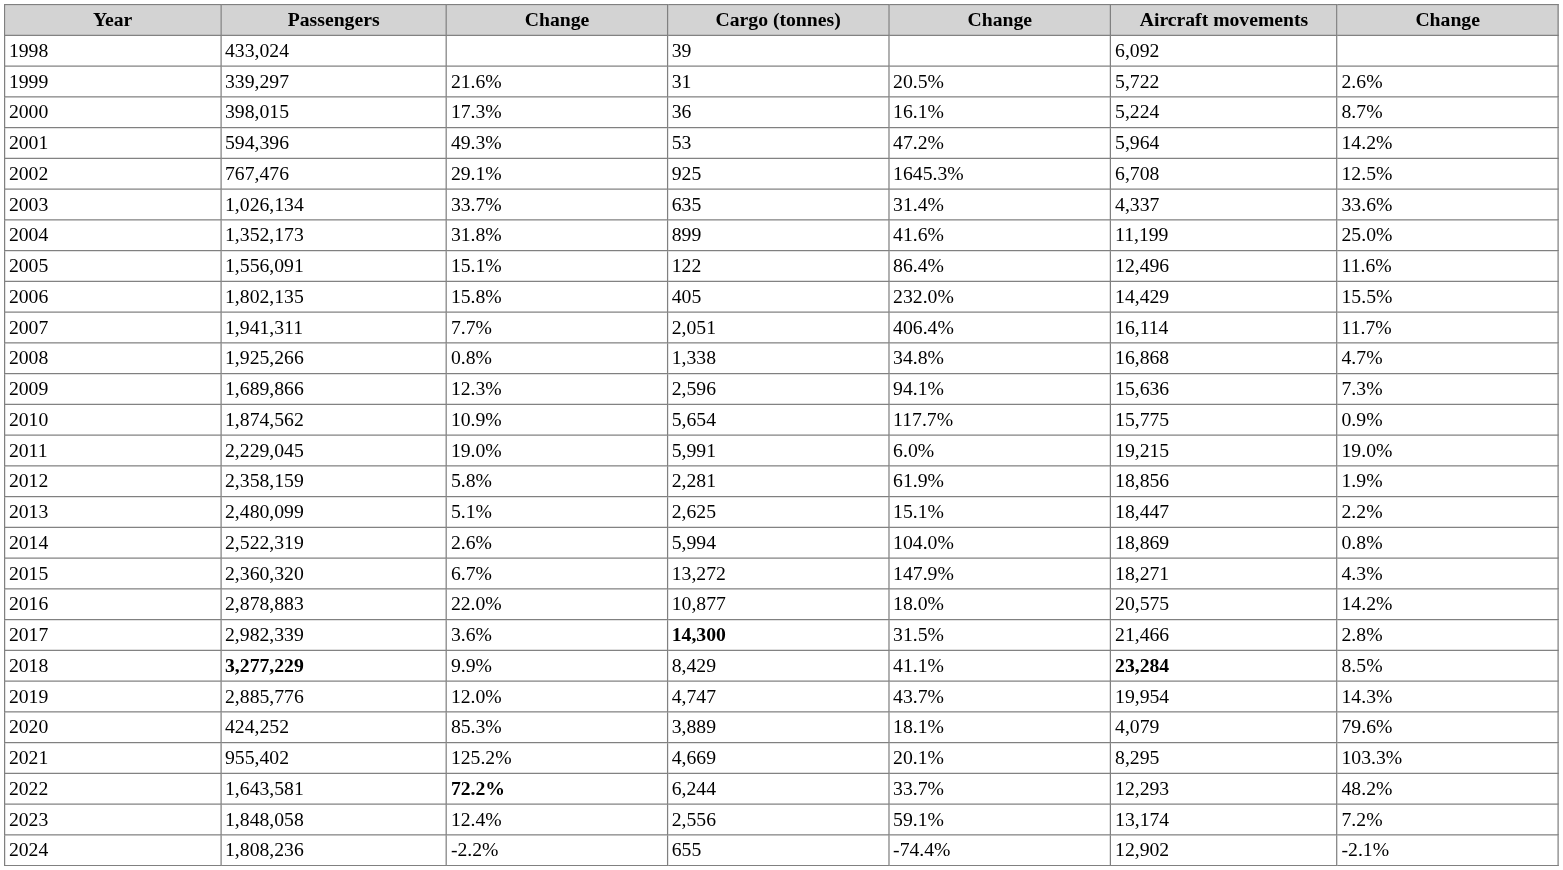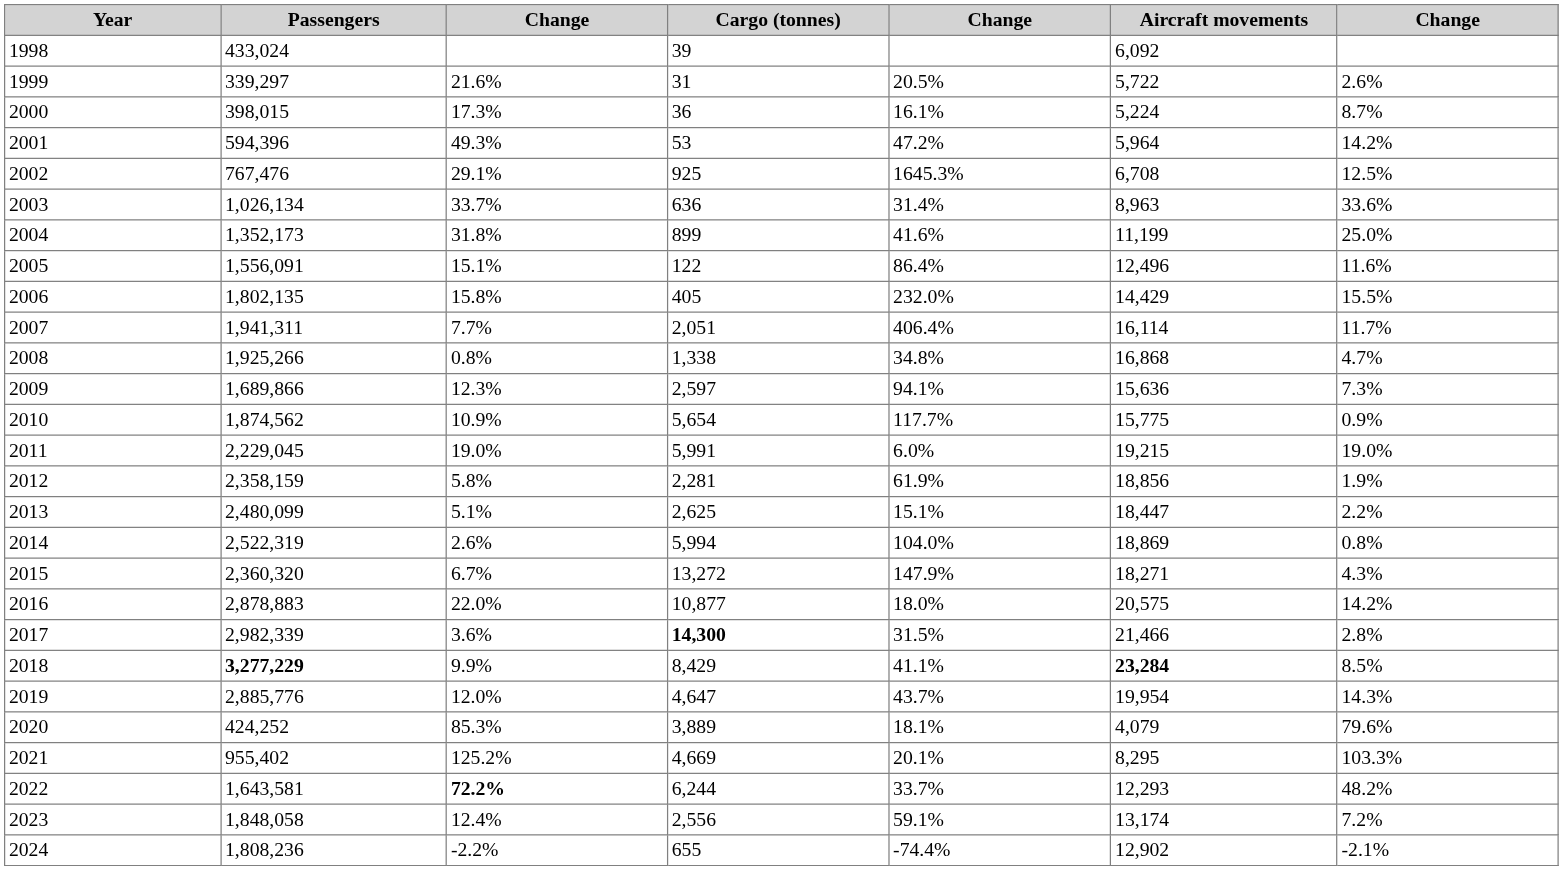(686, 204) 635 -> (686, 204) 636
(1137, 204) 4,337 -> (1137, 204) 8,963
(694, 388) 2,596 -> (694, 388) 2,597
(694, 696) 4,747 -> (694, 696) 4,647
